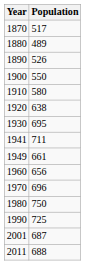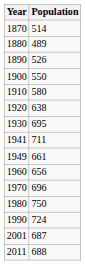(39, 28) 517 -> (39, 28) 514
(39, 220) 725 -> (39, 220) 724
